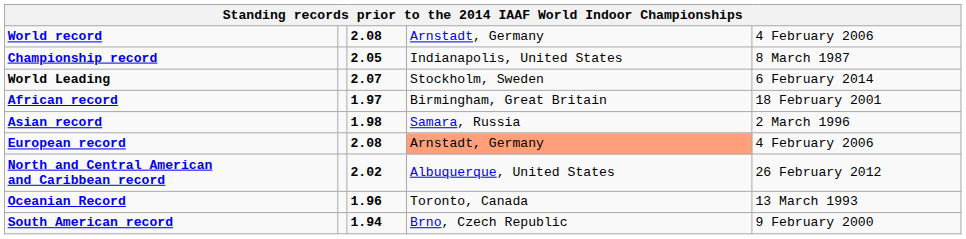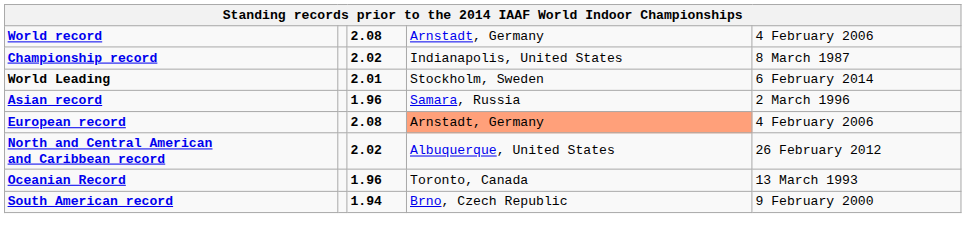(366, 58) 2.05 -> (366, 58) 2.02
(366, 79) 2.07 -> (366, 79) 2.01
- row: (63, 101)
(366, 122) 1.98 -> (366, 101) 1.96
